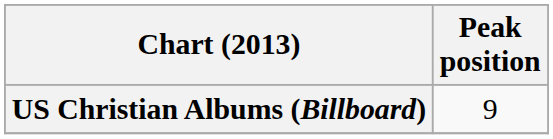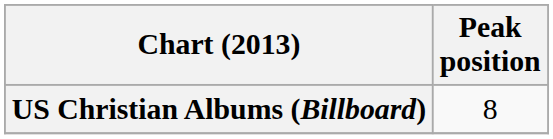(490, 108) 9 -> (490, 108) 8
